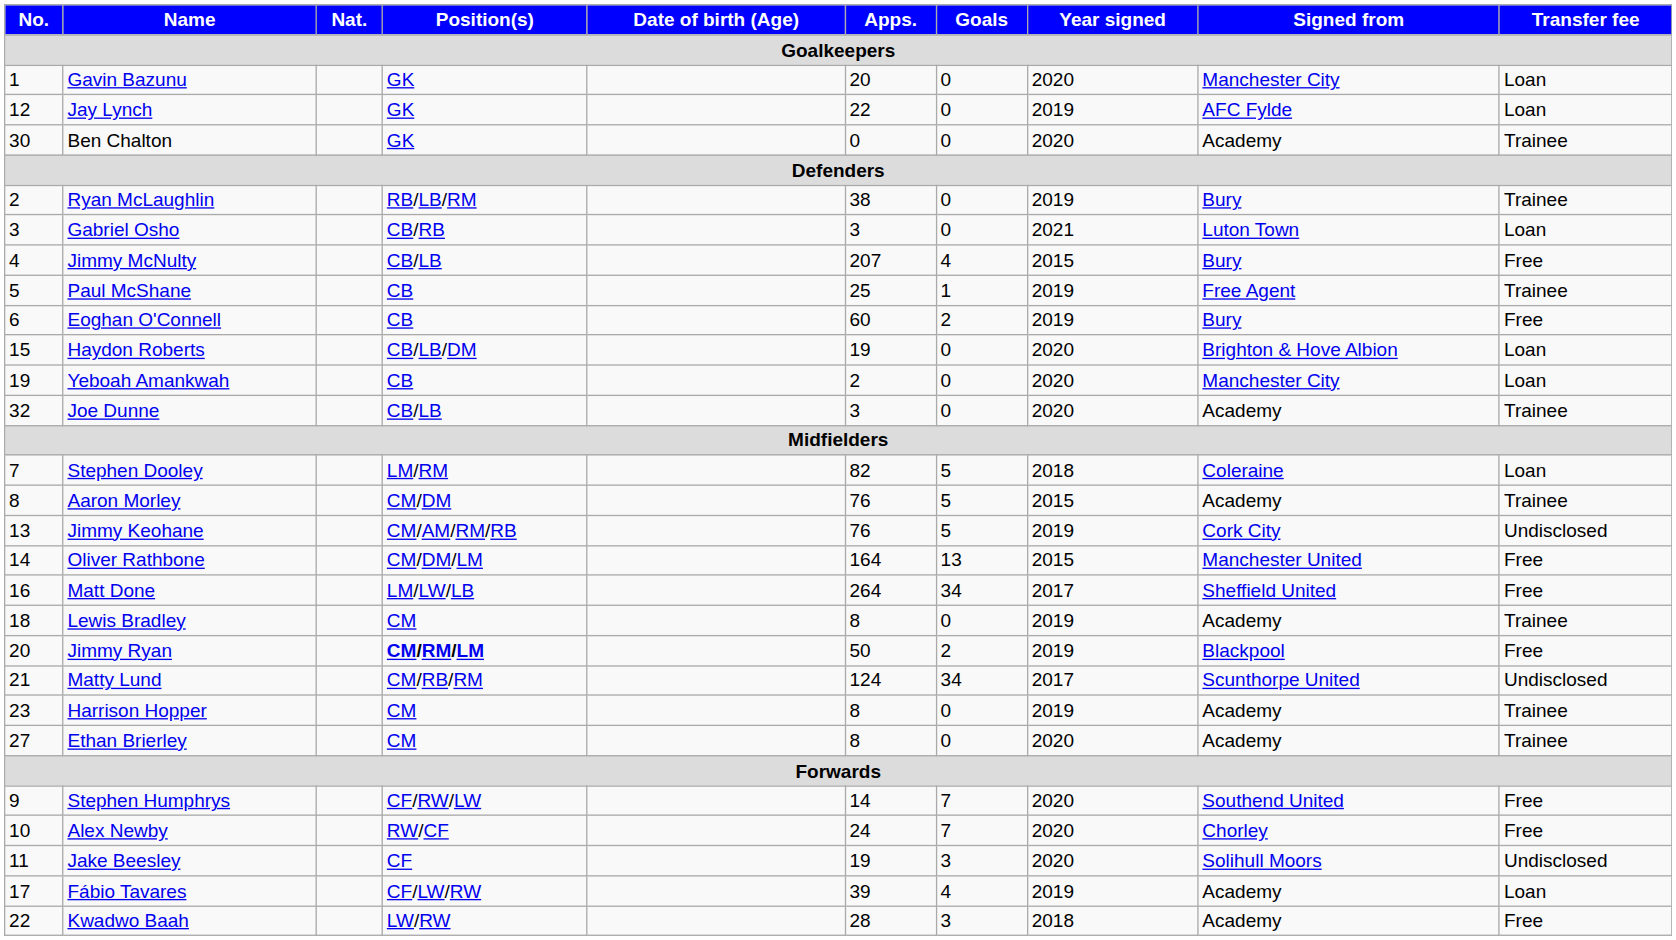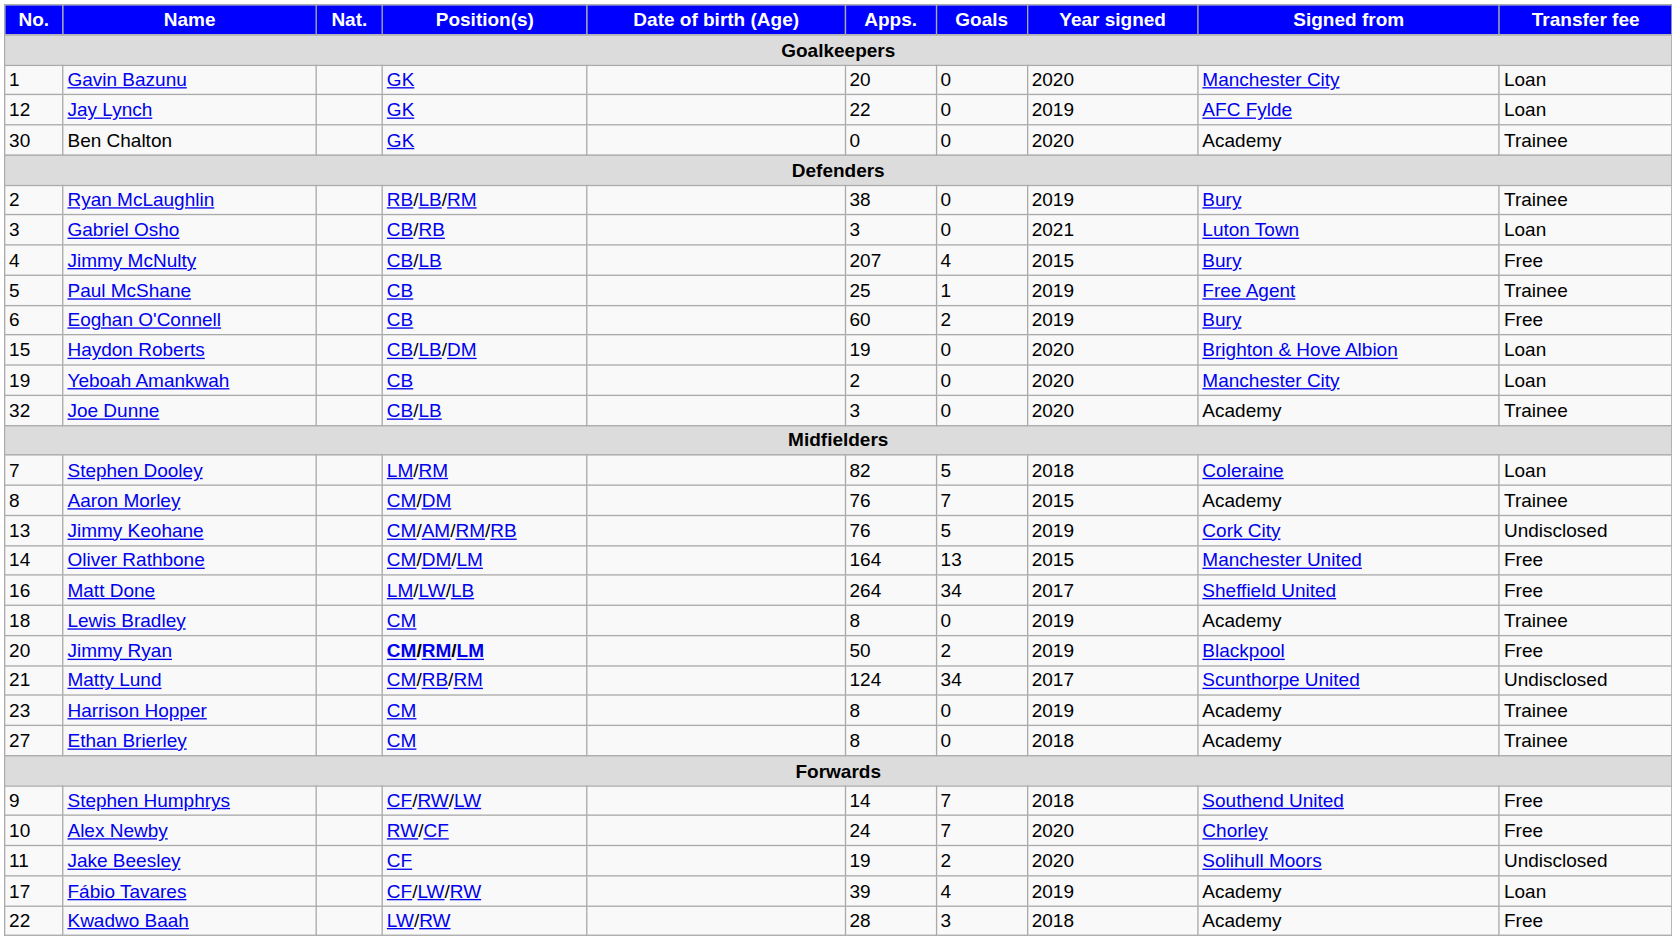(946, 501) 5 -> (946, 501) 7
(1053, 741) 2020 -> (1053, 741) 2018
(1053, 801) 2020 -> (1053, 801) 2018
(946, 861) 3 -> (946, 861) 2
